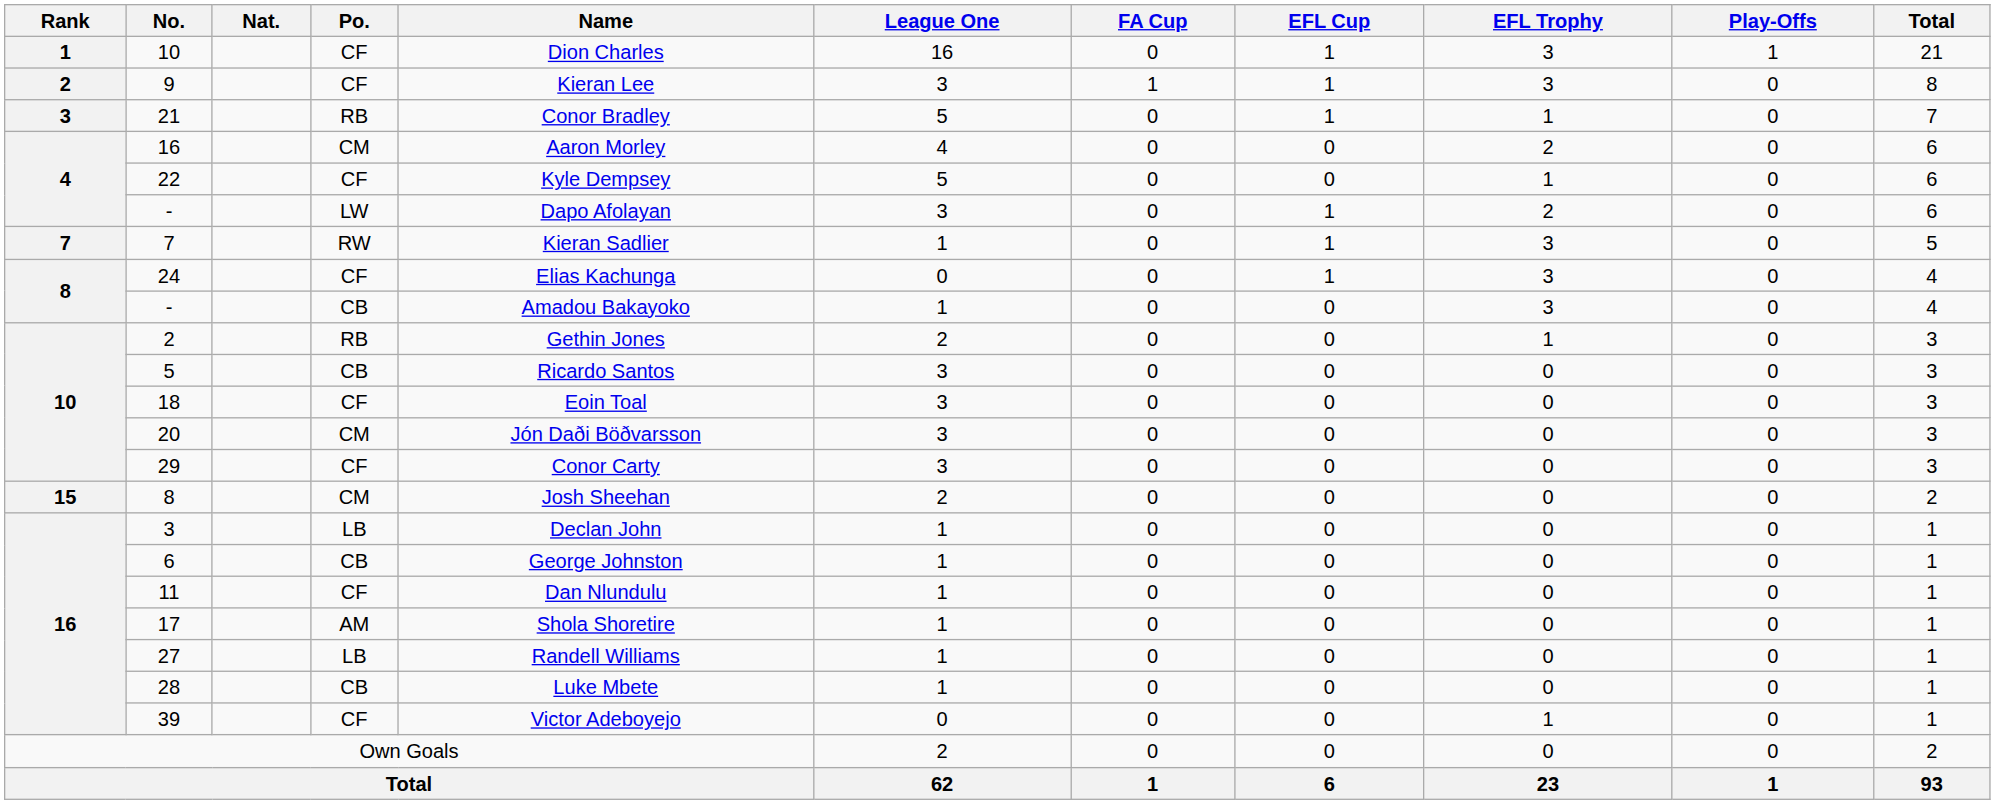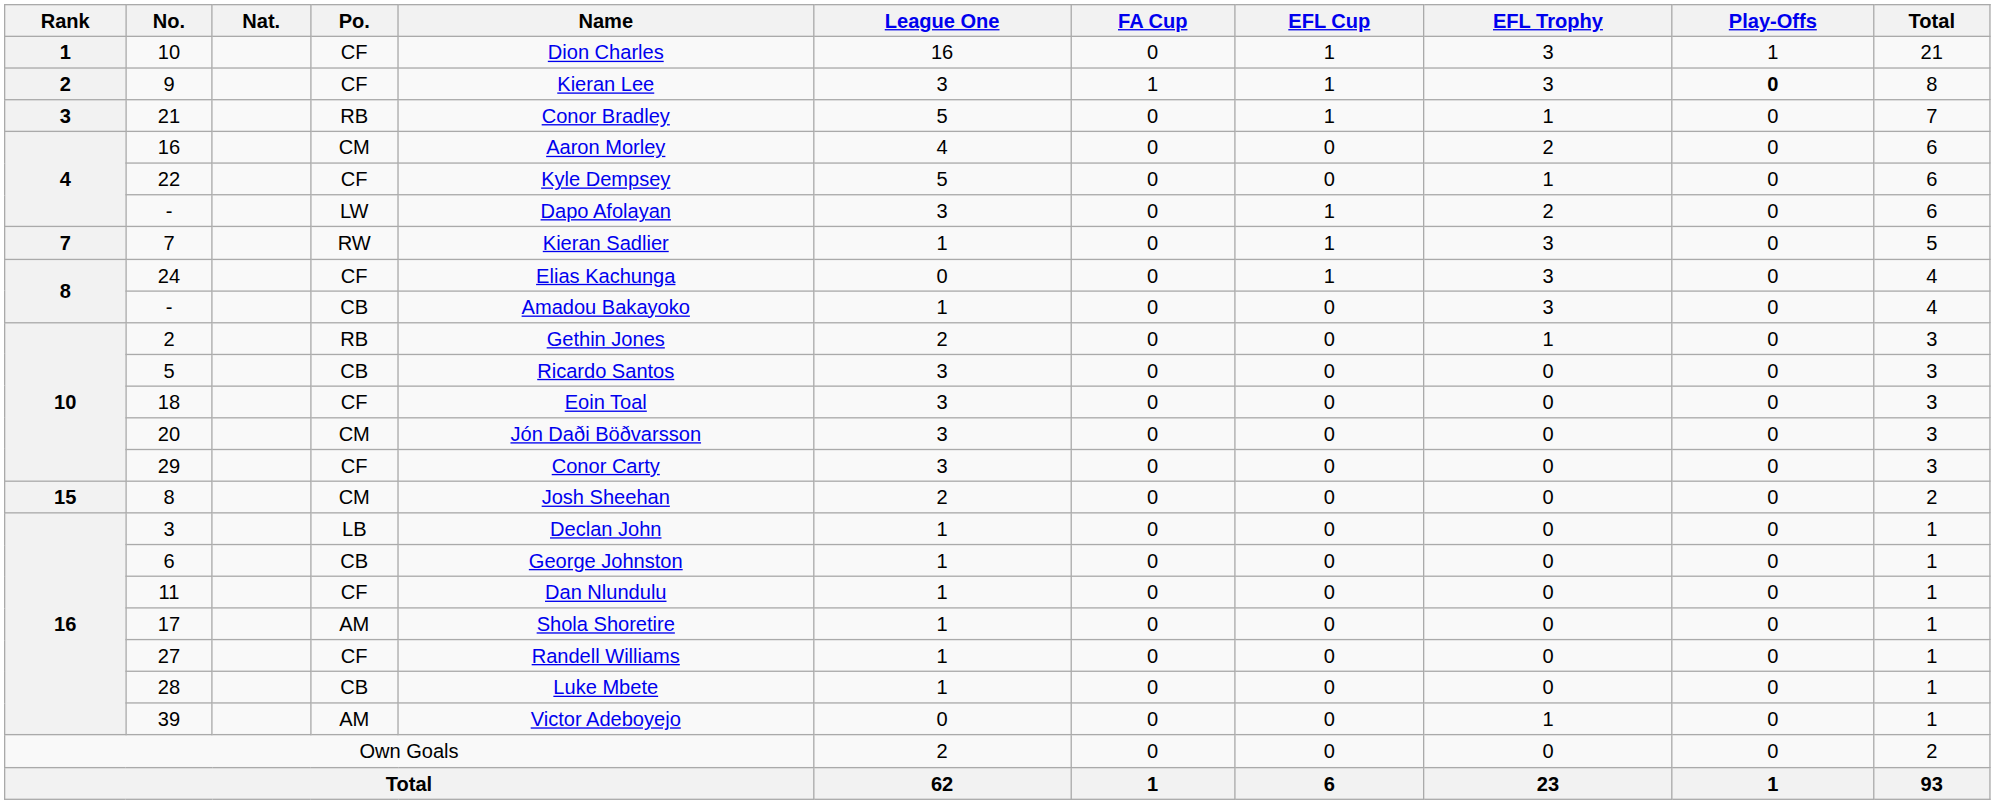(1773, 84) normal -> (1773, 84) bold
(354, 656) LB -> (354, 656) CF
(354, 720) CF -> (354, 720) AM
